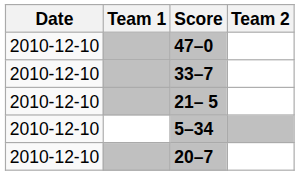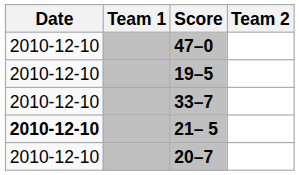+ row: (194, 74)
(54, 101) normal -> (54, 129) bold
- row: (194, 129)
